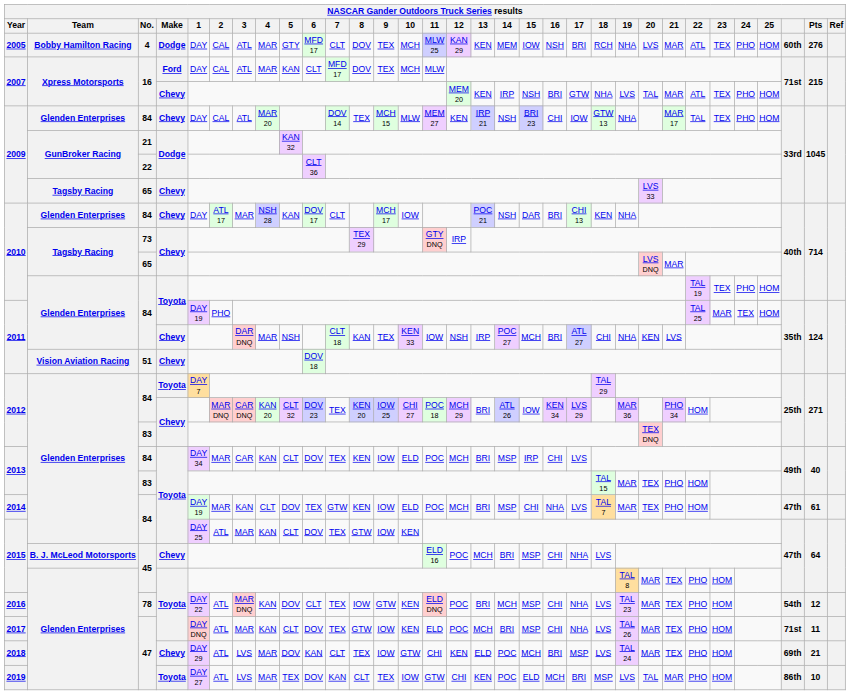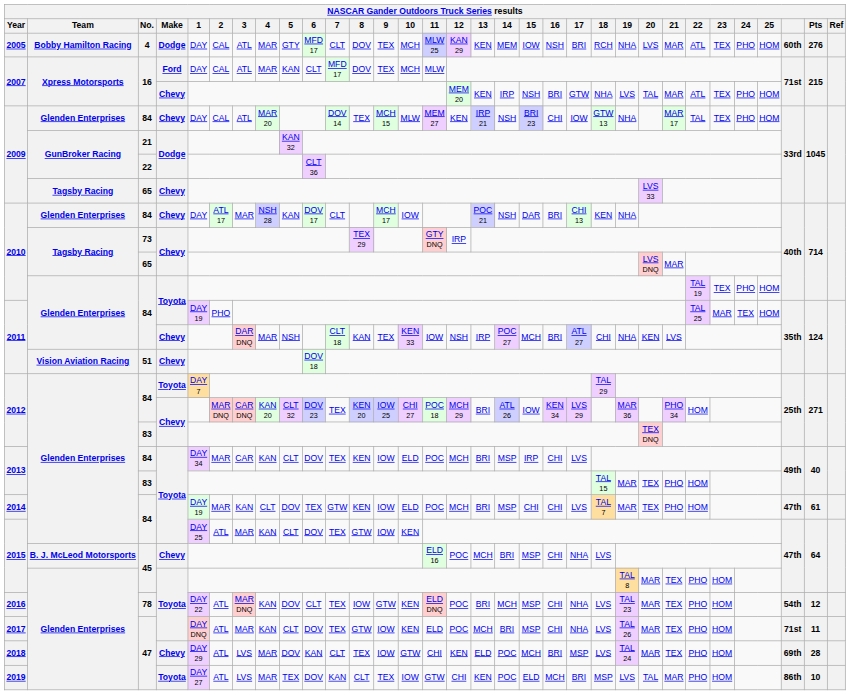(555, 507) NHA -> (555, 507) CHI
(816, 653) 21 -> (816, 653) 28
